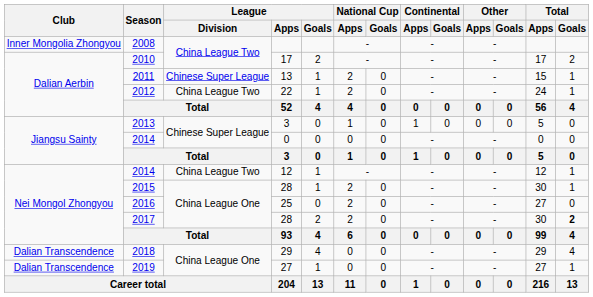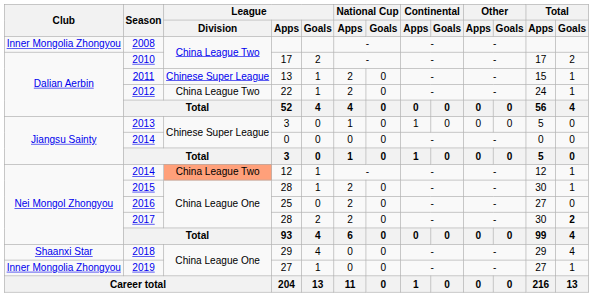(218, 172) no background -> (218, 172) lightsalmon background
(64, 252) Dalian Transcendence -> (64, 252) Shaanxi Star
(64, 268) Dalian Transcendence -> (64, 268) Inner Mongolia Zhongyou
